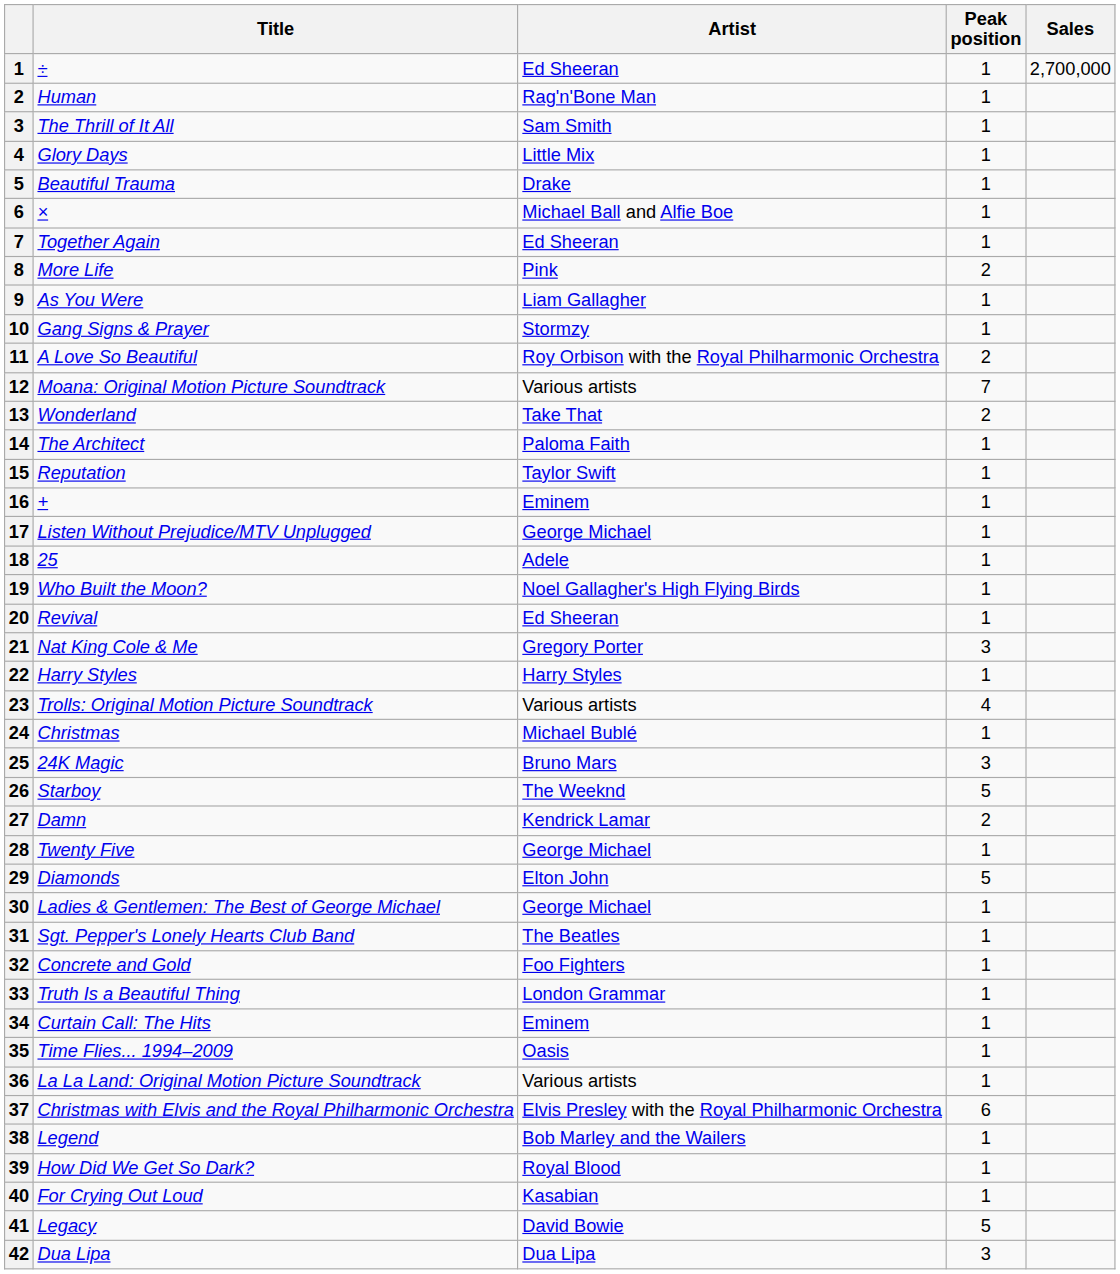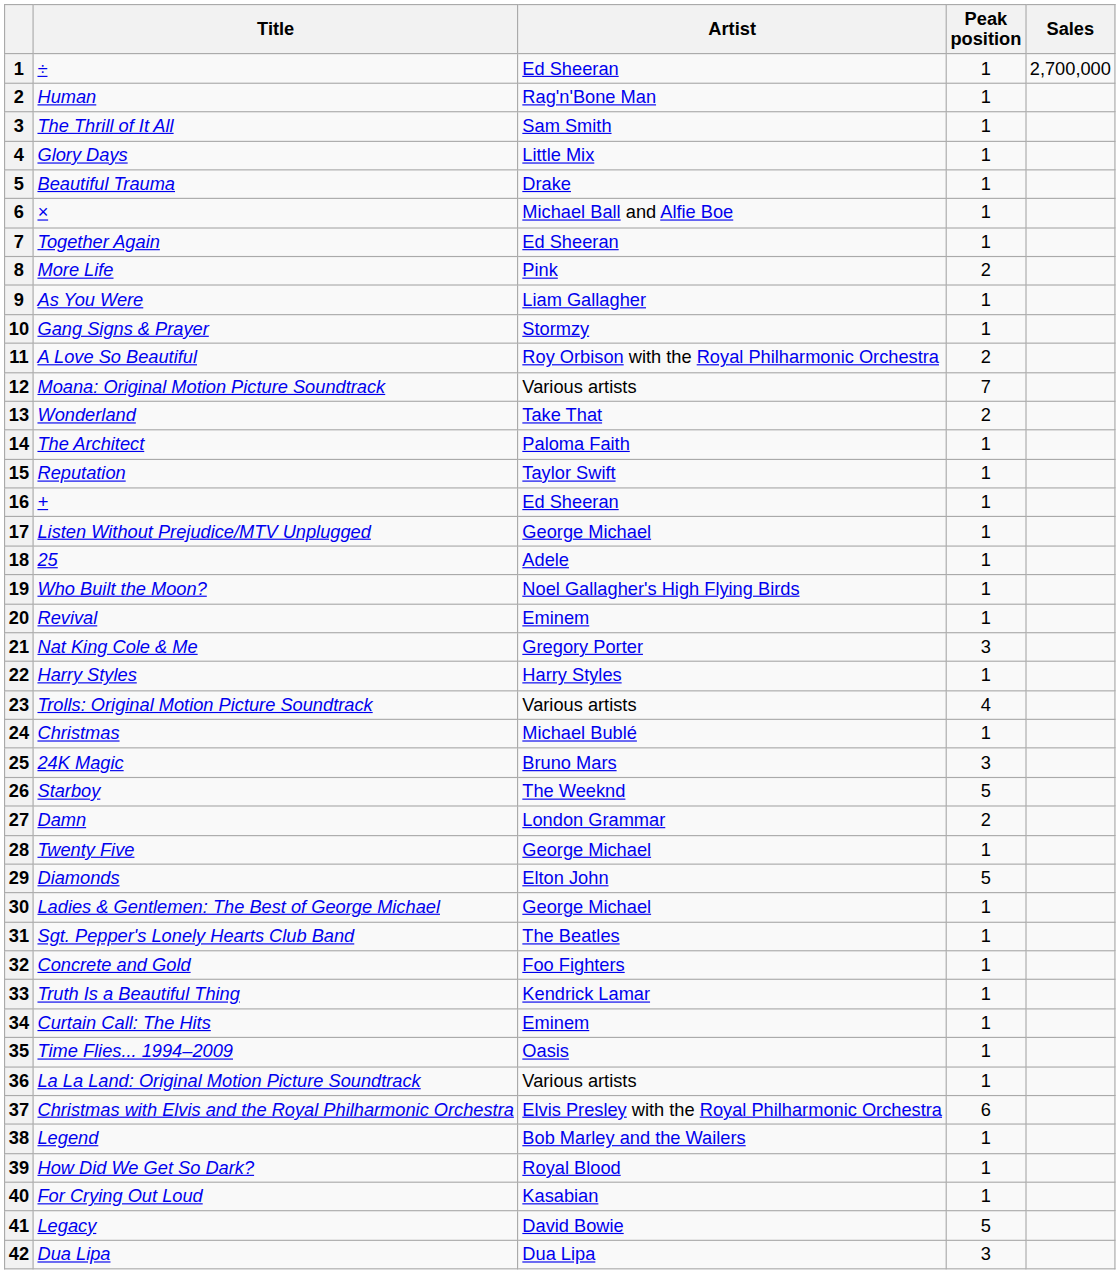(556, 502) Eminem -> (570, 502) Ed Sheeran
(570, 618) Ed Sheeran -> (556, 618) Eminem
(586, 820) Kendrick Lamar -> (594, 820) London Grammar
(594, 994) London Grammar -> (586, 994) Kendrick Lamar
